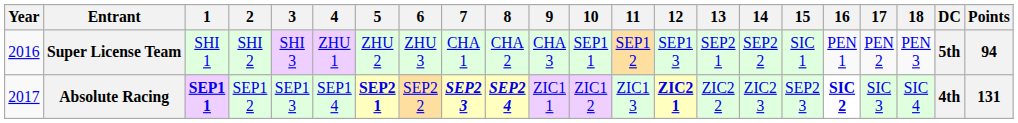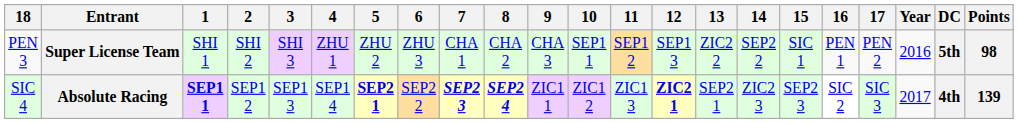columns swapped: (24, 16) <-> (916, 16)
(718, 51) SEP2 1 -> (716, 51) ZIC2 2
(989, 51) 94 -> (989, 51) 98
(718, 96) ZIC2 2 -> (716, 96) SEP2 1
(842, 96) bold -> (840, 96) normal
(989, 96) 131 -> (989, 96) 139
